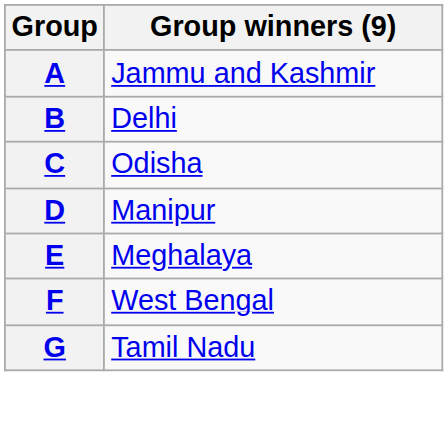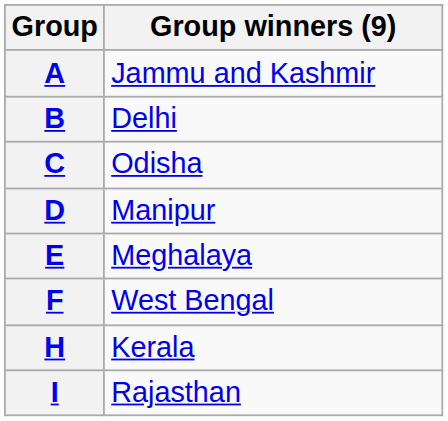- row: (55, 347)
+ row: (55, 347)
+ row: (55, 392)
